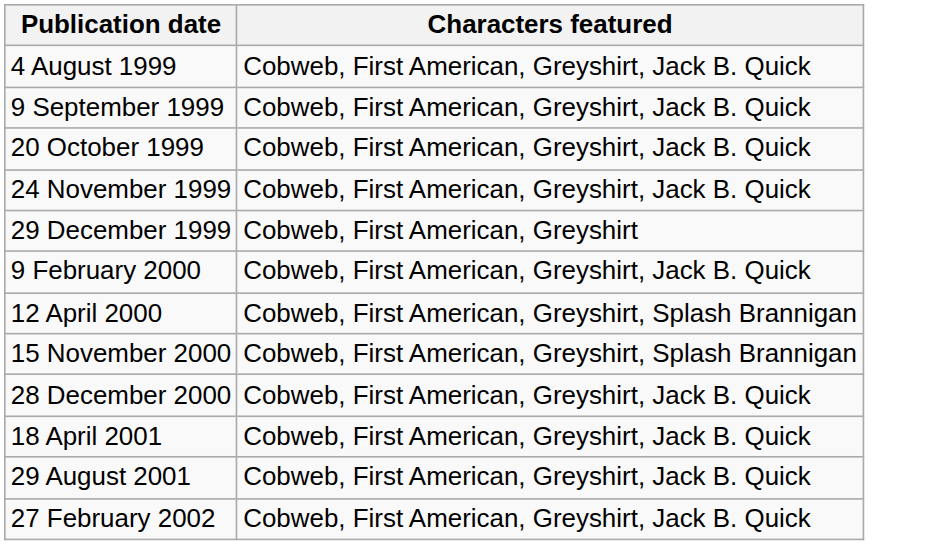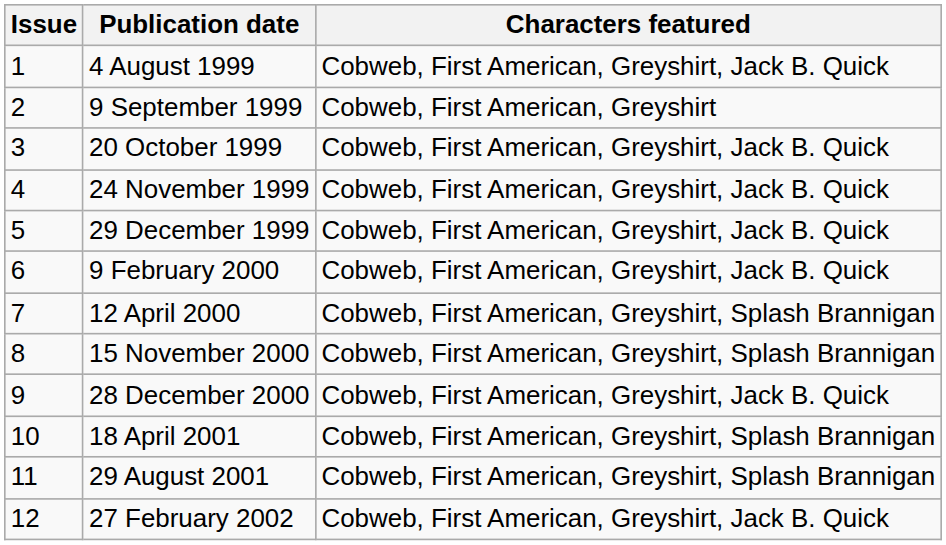+ column: (44, 25)
(527, 107) Cobweb, First American, Greyshirt, Jack B. Quick -> (519, 107) Cobweb, First American, Greyshirt
(441, 230) Cobweb, First American, Greyshirt -> (605, 230) Cobweb, First American, Greyshirt, Jack B. Quick
(527, 436) Cobweb, First American, Greyshirt, Jack B. Quick -> (628, 436) Cobweb, First American, Greyshirt, Splash Brannigan
(527, 477) Cobweb, First American, Greyshirt, Jack B. Quick -> (628, 477) Cobweb, First American, Greyshirt, Splash Brannigan
